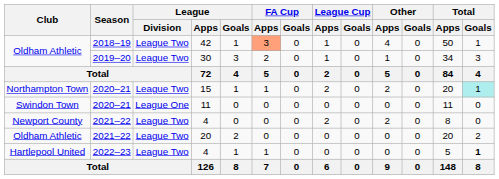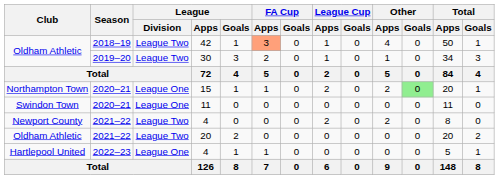(162, 89) League Two -> (162, 89) League One
(418, 89) no background -> (418, 89) lightgreen background
(478, 89) paleturquoise background -> (478, 89) no background
(162, 151) League Two -> (162, 151) League One
(478, 151) bold -> (478, 151) normal
